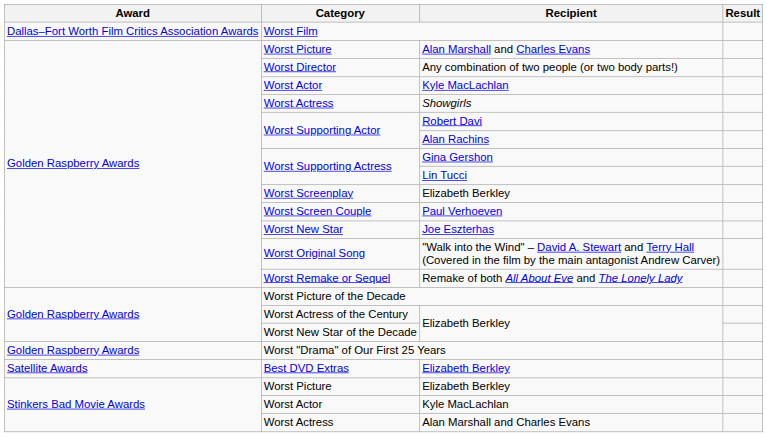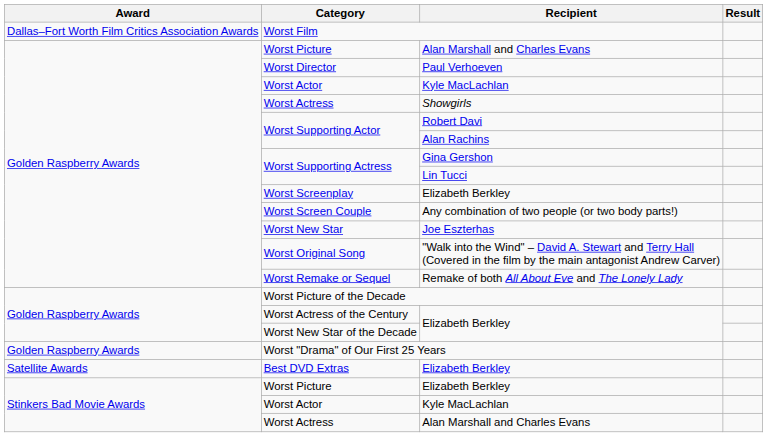(550, 67) Any combination of two people (or two body parts!) -> (462, 67) Paul Verhoeven
(462, 211) Paul Verhoeven -> (550, 211) Any combination of two people (or two body parts!)
